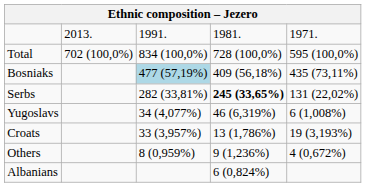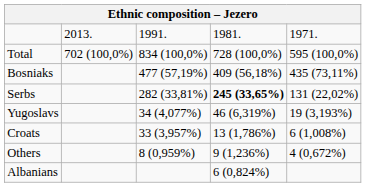(173, 73) lightblue background -> (173, 73) no background
(318, 113) 6 (1,008%) -> (321, 113) 19 (3,193%)
(321, 133) 19 (3,193%) -> (318, 133) 6 (1,008%)
